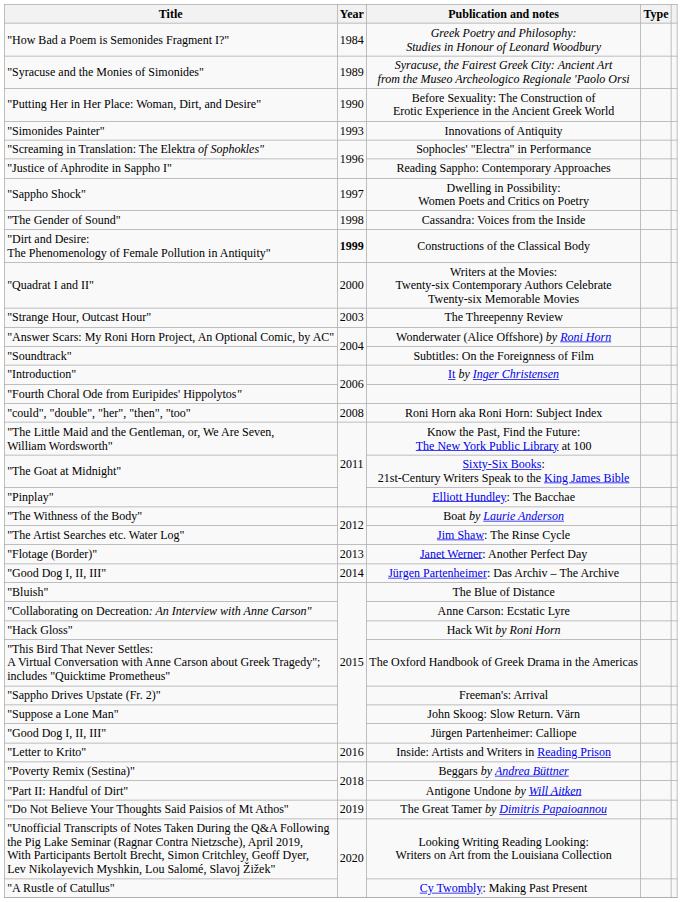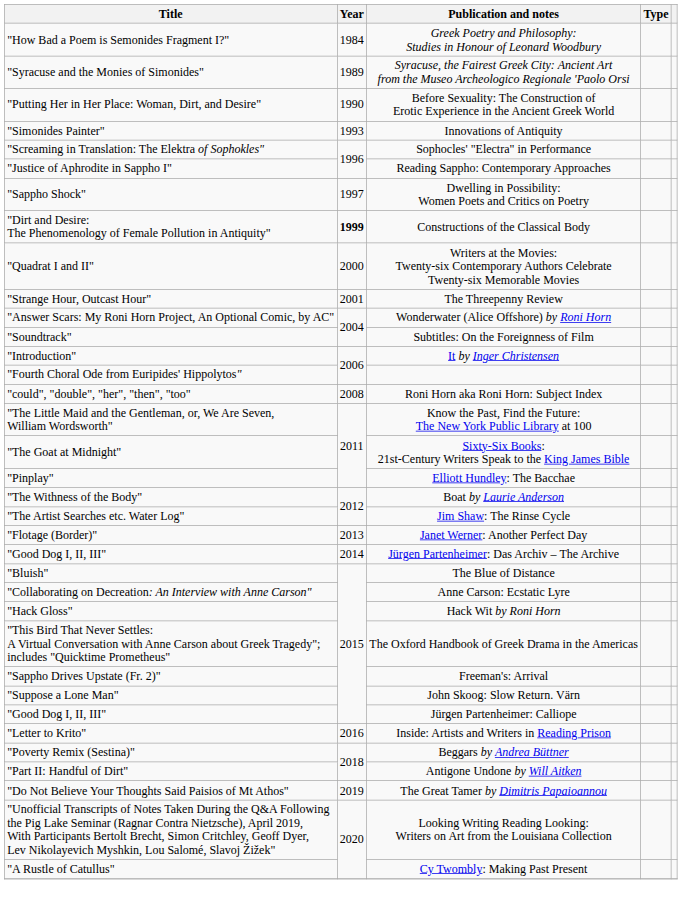- row: (64, 220)
(352, 317) 2003 -> (352, 298) 2001
